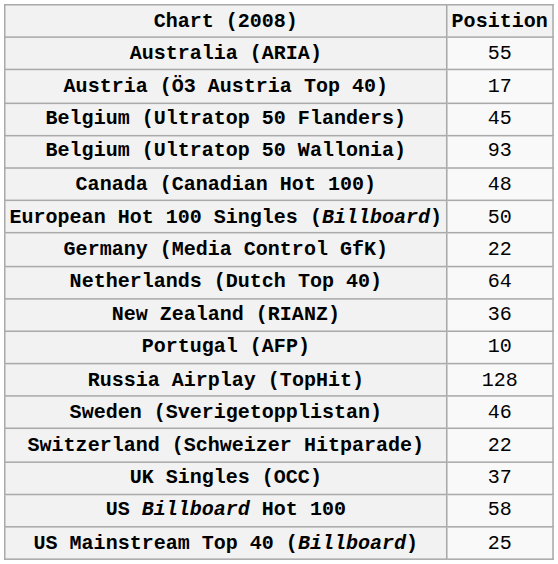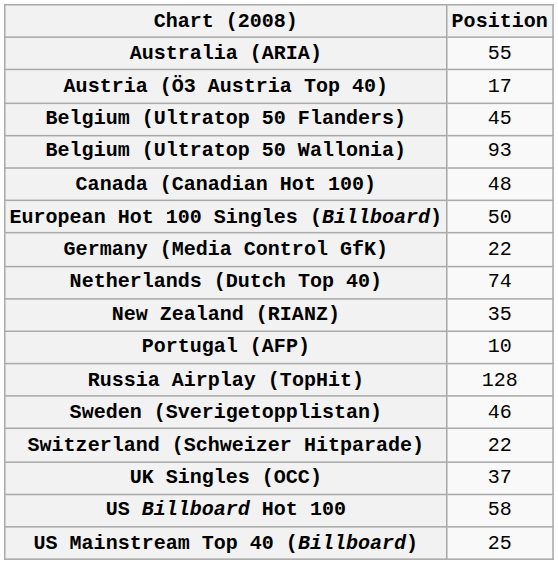(500, 282) 64 -> (500, 282) 74
(500, 315) 36 -> (500, 315) 35
